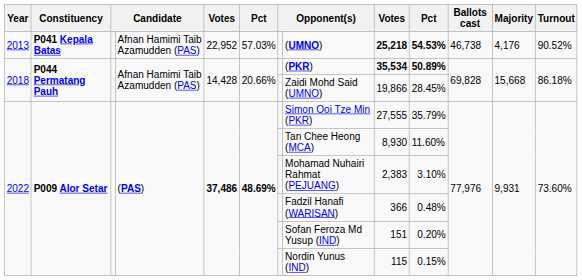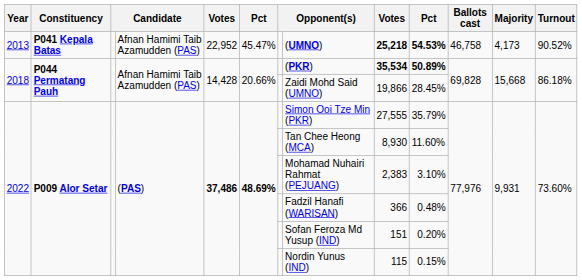(259, 45) 57.03% -> (259, 45) 45.47%
(466, 45) 46,738 -> (466, 45) 46,758
(507, 45) 4,176 -> (507, 45) 4,173
